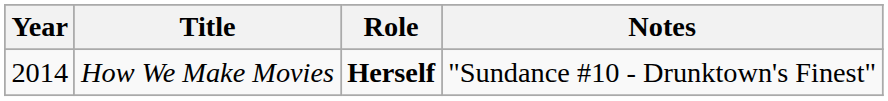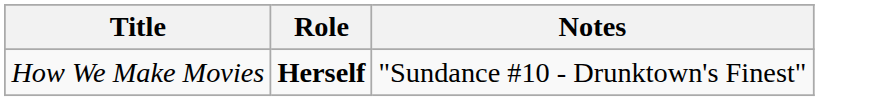- column: (40, 26)
